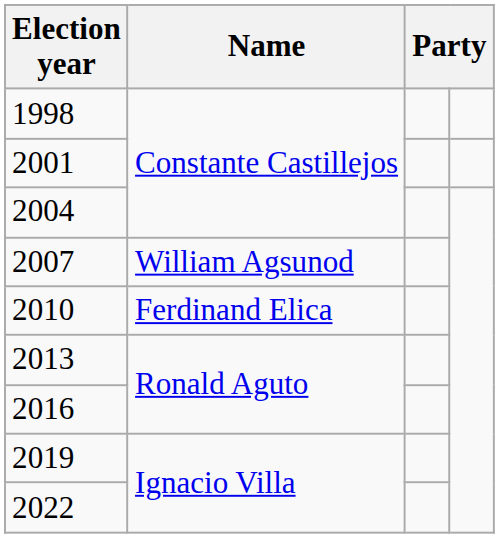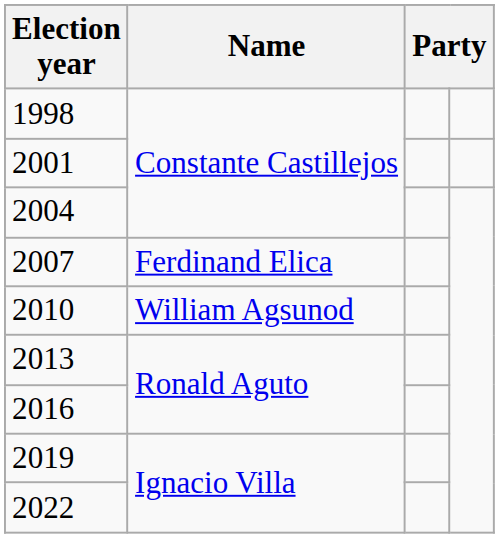(244, 260) William Agsunod -> (234, 260) Ferdinand Elica
(234, 310) Ferdinand Elica -> (244, 310) William Agsunod
